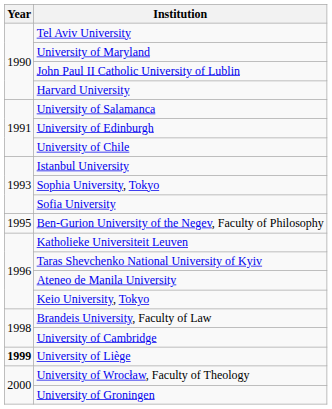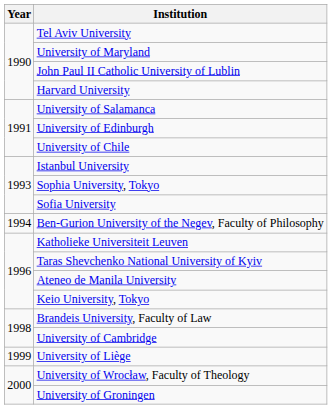(19, 223) 1995 -> (19, 223) 1994
(19, 356) bold -> (19, 356) normal
